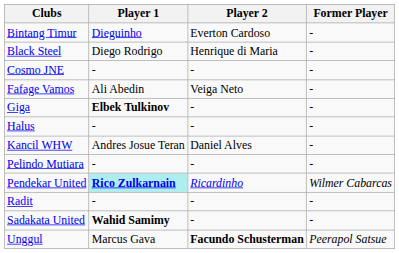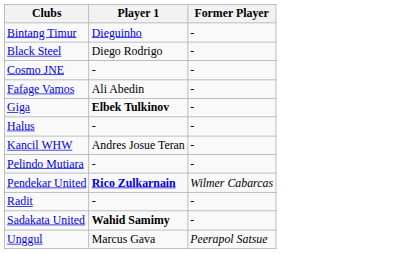- column: (247, 13)
(134, 182) paleturquoise background -> (134, 182) no background
